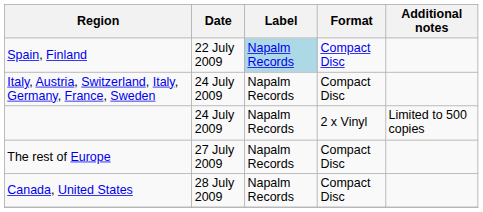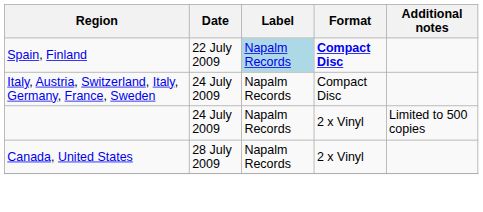(345, 55) normal -> (344, 55) bold
- row: (59, 156)
(345, 190) Compact Disc -> (340, 156) 2 x Vinyl
